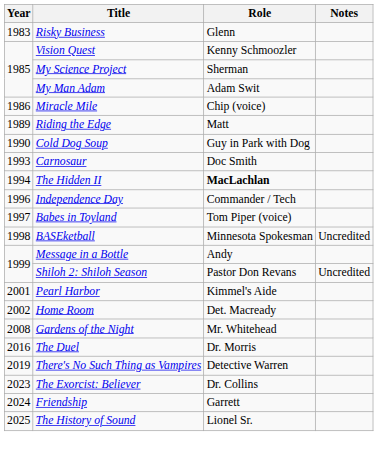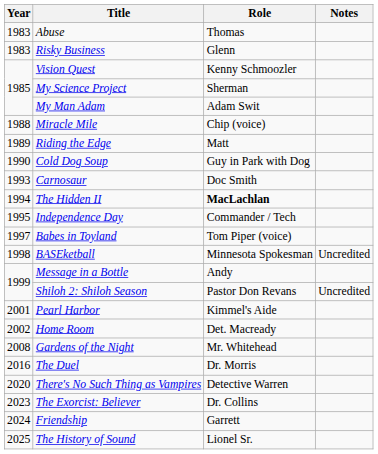+ row: (50, 32)
(19, 106) 1986 -> (19, 124) 1988
(19, 198) 1996 -> (19, 217) 1995
(19, 365) 2019 -> (19, 384) 2020
